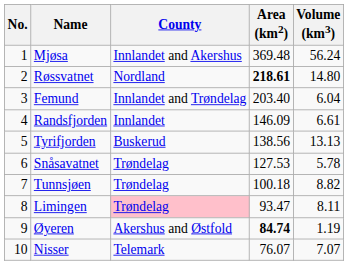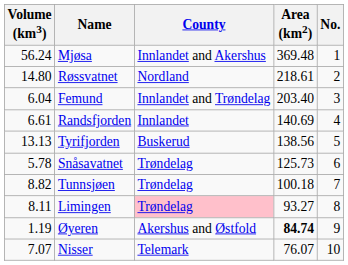columns swapped: (18, 24) <-> (318, 24)
(271, 77) bold -> (295, 77) normal
(271, 120) 146.09 -> (295, 120) 140.69
(271, 163) 127.53 -> (295, 163) 125.73
(275, 206) 93.47 -> (299, 206) 93.27
